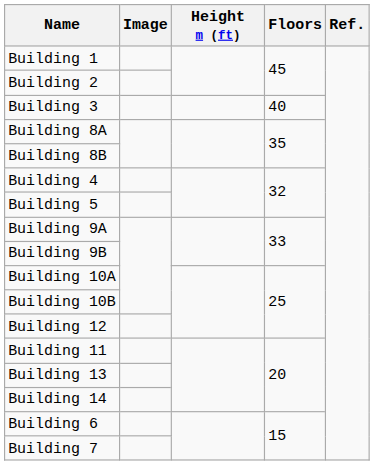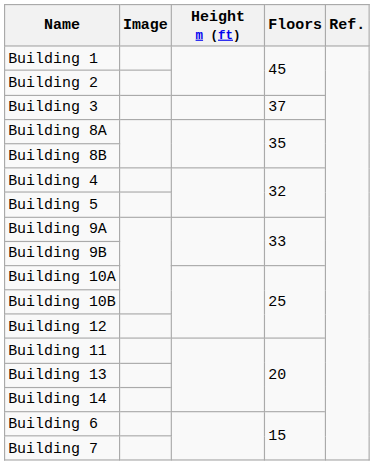(277, 107) 40 -> (277, 107) 37
